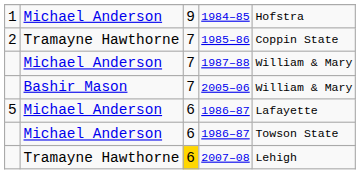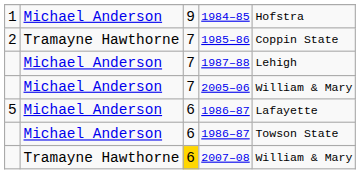(304, 63) William & Mary -> (276, 63) Lehigh
(75, 87) Bashir Mason -> (93, 87) Michael Anderson
(276, 157) Lehigh -> (304, 157) William & Mary
